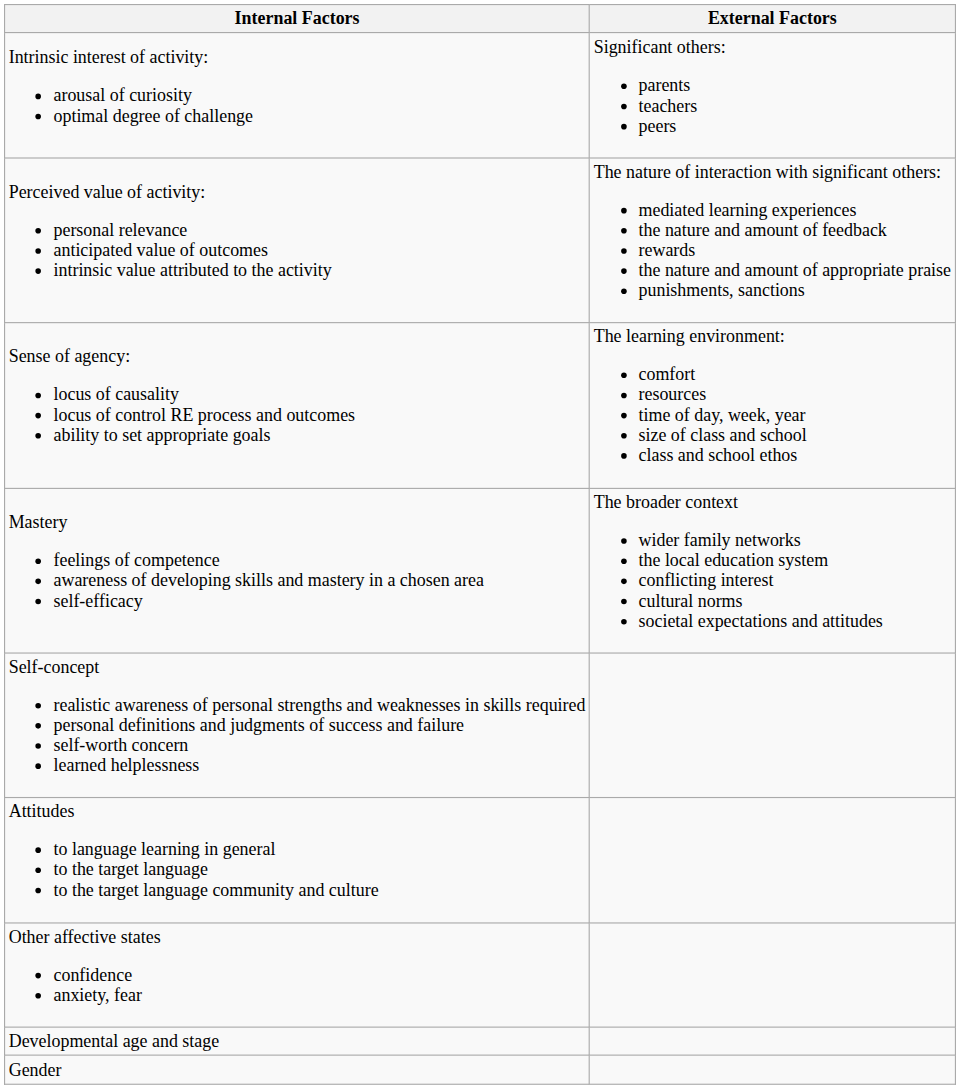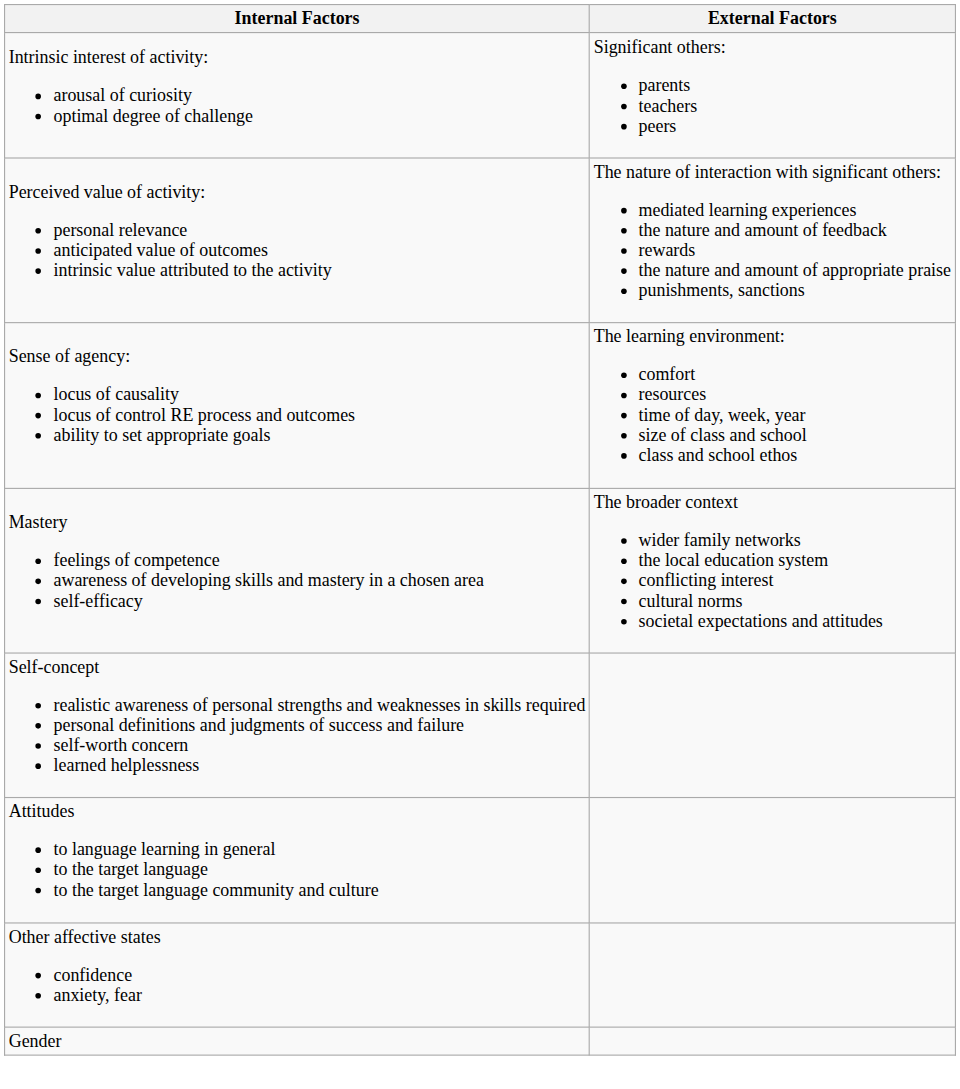- row: (114, 1041)
